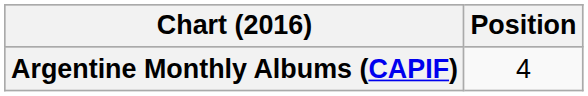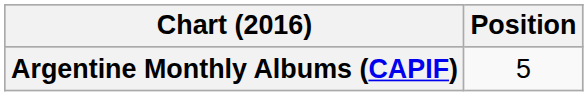(523, 68) 4 -> (523, 68) 5
